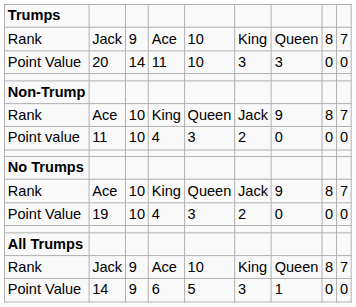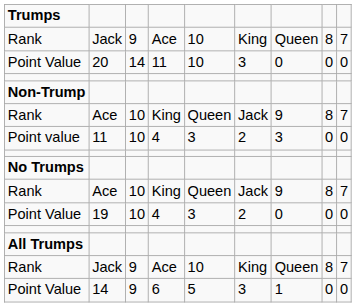(279, 62) 3 -> (279, 62) 0
(279, 138) 0 -> (279, 138) 3
